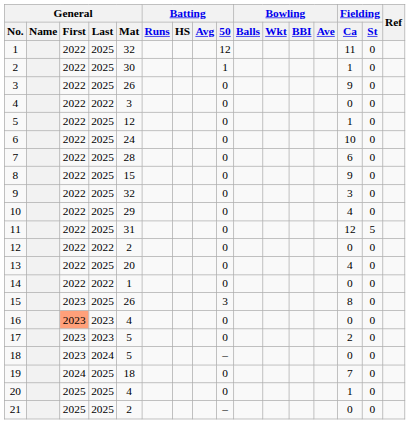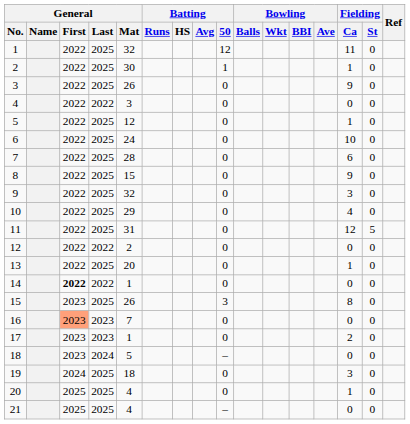(350, 265) 4 -> (350, 265) 1
(74, 283) normal -> (74, 283) bold
(129, 319) 4 -> (129, 319) 7
(129, 337) 5 -> (129, 337) 1
(350, 373) 7 -> (350, 373) 3
(129, 409) 2 -> (129, 409) 4
